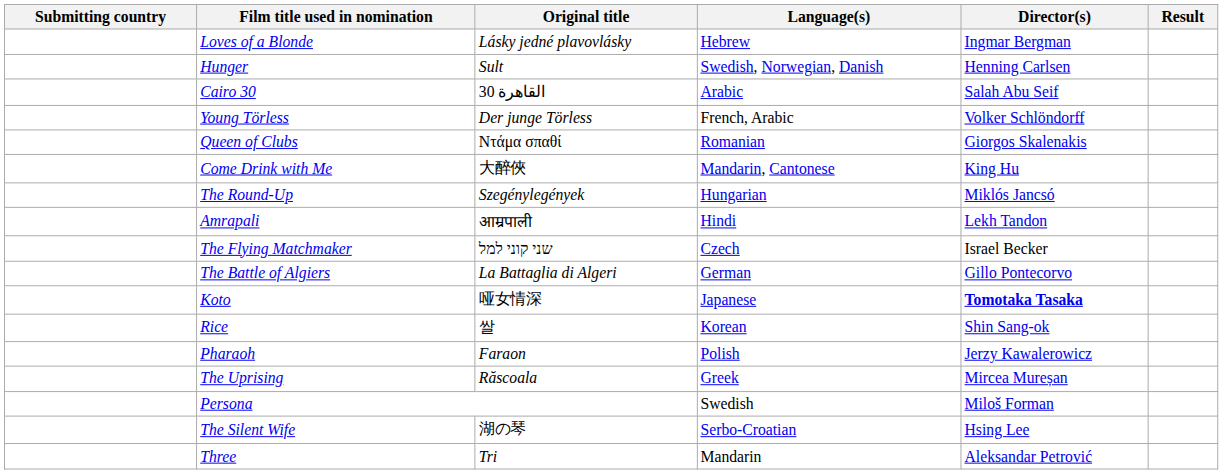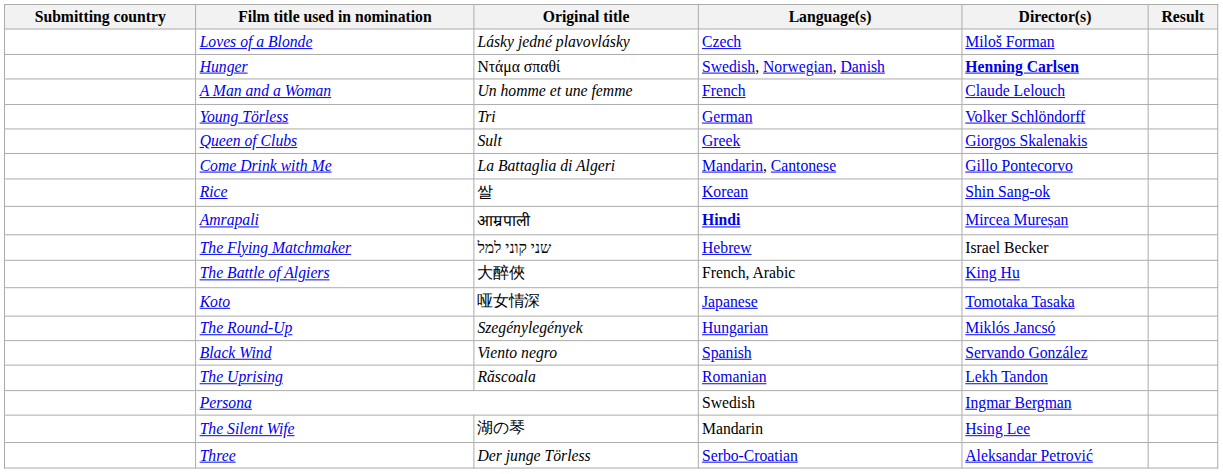(725, 41) Hebrew -> (722, 41) Czech
(1018, 41) Ingmar Bergman -> (1010, 41) Miloš Forman
(491, 66) Sult -> (519, 66) Ντάμα σπαθί
(1017, 66) normal -> (1022, 66) bold
- row: (228, 92)
+ row: (265, 91)
(535, 117) Der junge Törless -> (487, 116) Tri
(747, 117) French, Arabic -> (727, 116) German
(520, 142) Ντάμα σπαθί -> (490, 141) Sult
(733, 142) Romanian -> (721, 141) Greek
(502, 168) 大醉俠 -> (546, 166) La Battaglia di Algeri
(992, 168) King Hu -> (1019, 166) Gillo Pontecorvo
rows swapped: (247, 194) <-> (214, 327)
(718, 221) normal -> (721, 220) bold
(1006, 221) Lekh Tandon -> (1017, 220) Mircea Mureșan
(720, 248) Czech -> (727, 247) Hebrew
(548, 273) La Battaglia di Algeri -> (501, 273) 大醉俠
(726, 273) German -> (749, 273) French, Arabic
(1018, 273) Gillo Pontecorvo -> (992, 273) King Hu
(1024, 299) bold -> (1020, 301) normal
+ row: (236, 352)
- row: (228, 353)
(720, 378) Greek -> (734, 377) Romanian
(1016, 378) Mircea Mureșan -> (1007, 377) Lekh Tandon
(1009, 403) Miloš Forman -> (1018, 402) Ingmar Bergman
(748, 430) Serbo-Croatian -> (732, 429) Mandarin
(488, 456) Tri -> (534, 455) Der junge Törless
(731, 456) Mandarin -> (750, 455) Serbo-Croatian
